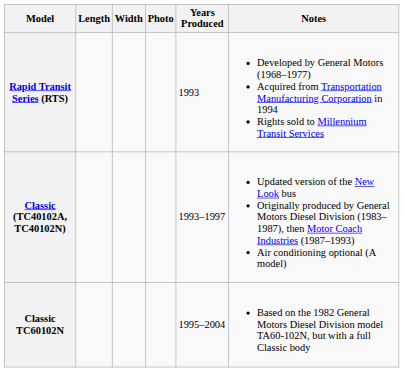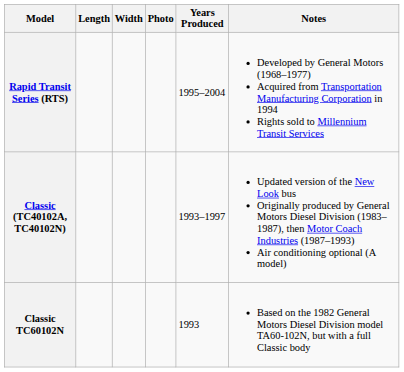(189, 92) 1993 -> (202, 92) 1995–2004
(202, 324) 1995–2004 -> (189, 324) 1993
